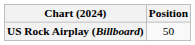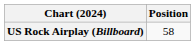(168, 31) 50 -> (168, 31) 58
